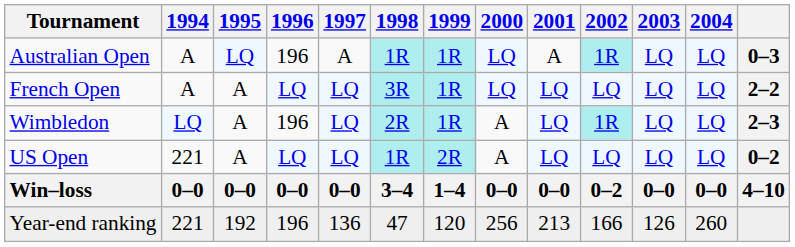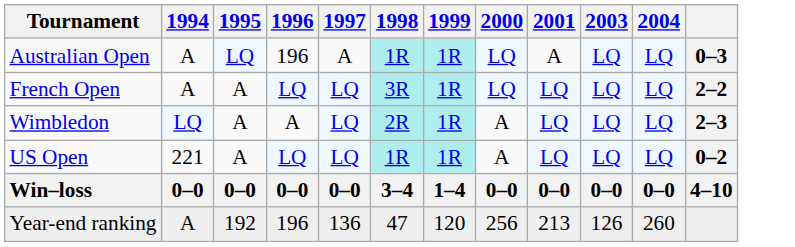- column: (607, 21)
(292, 122) 196 -> (292, 122) A
(449, 156) 2R -> (449, 156) 1R
(188, 223) 221 -> (188, 223) A
